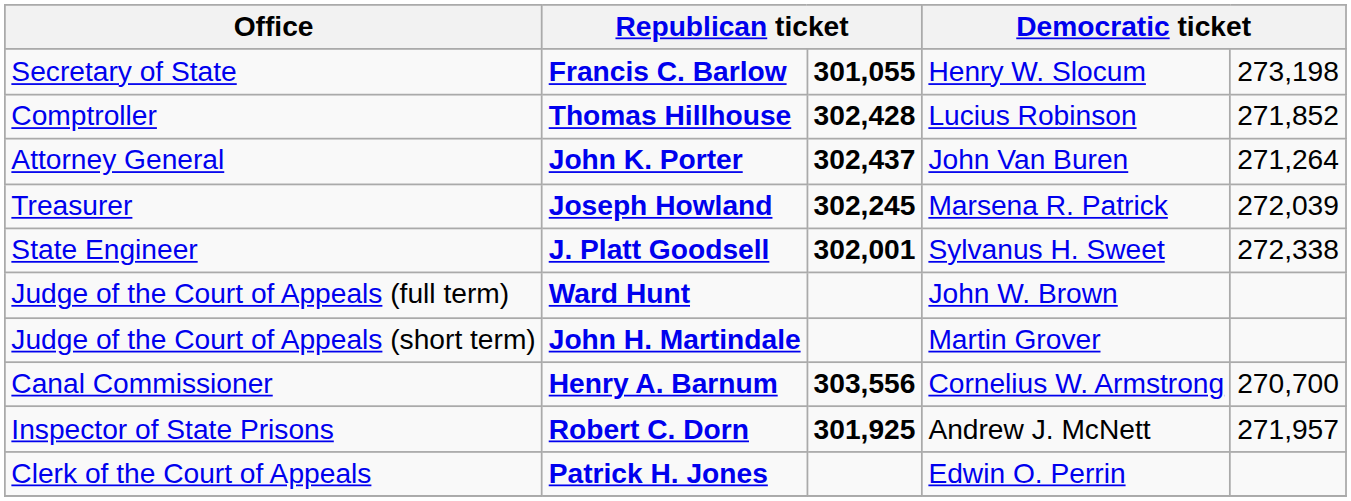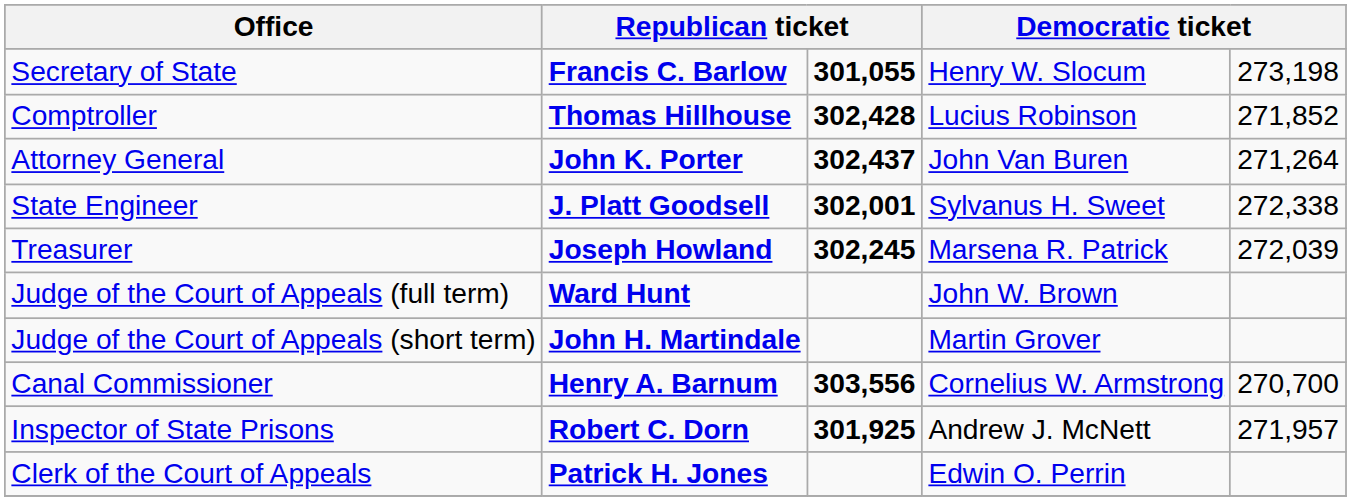rows swapped: (72, 205) <-> (105, 250)
